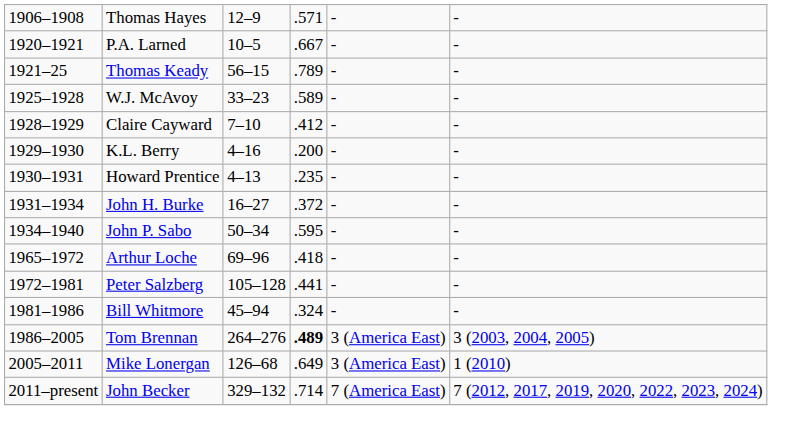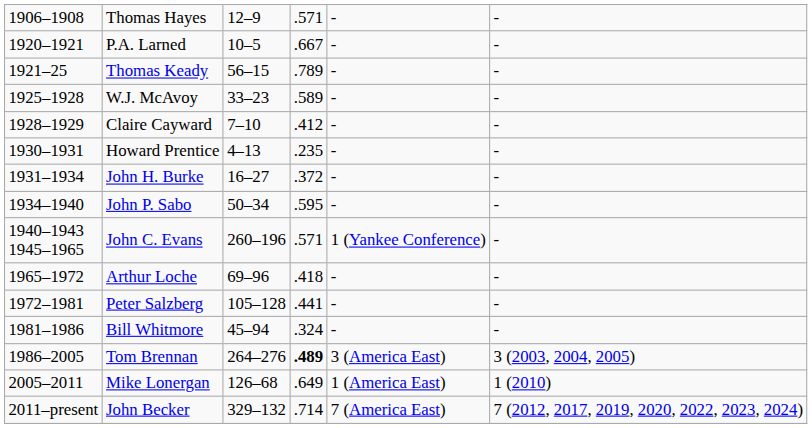- row: (143, 151)
+ row: (154, 240)
(388, 364) 3 (America East) -> (388, 383) 1 (America East)
